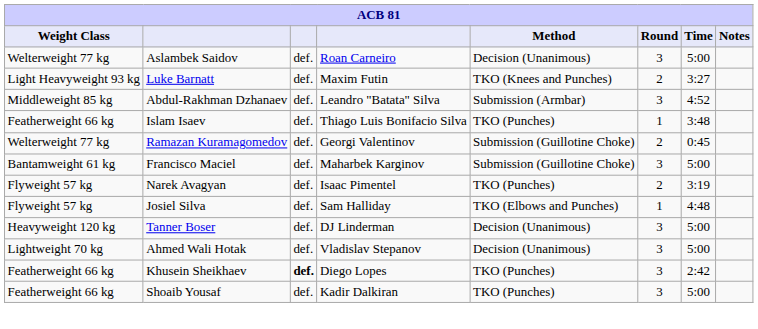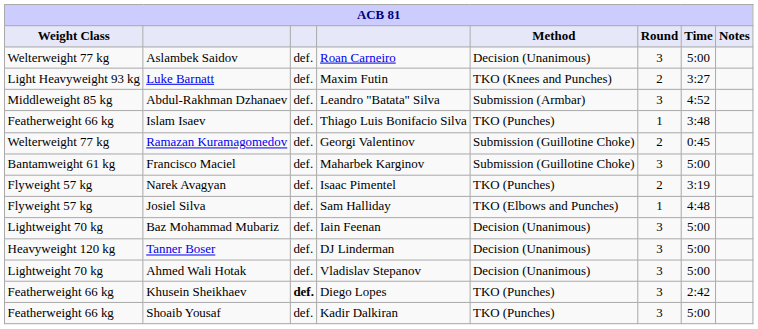+ row: (213, 227)
